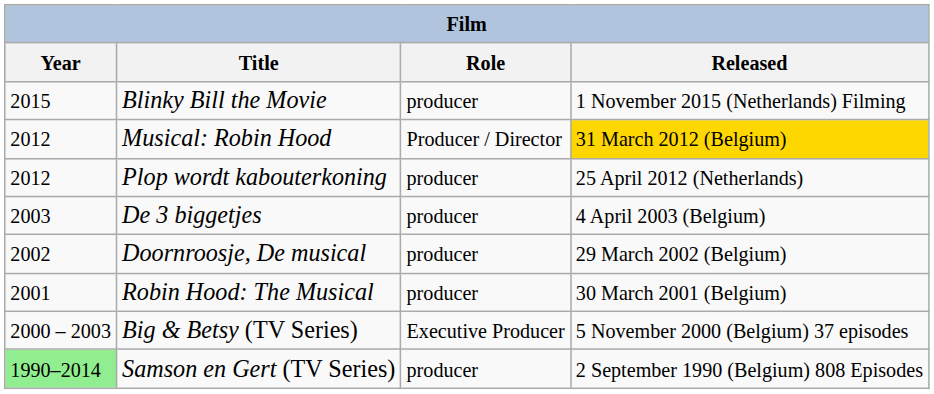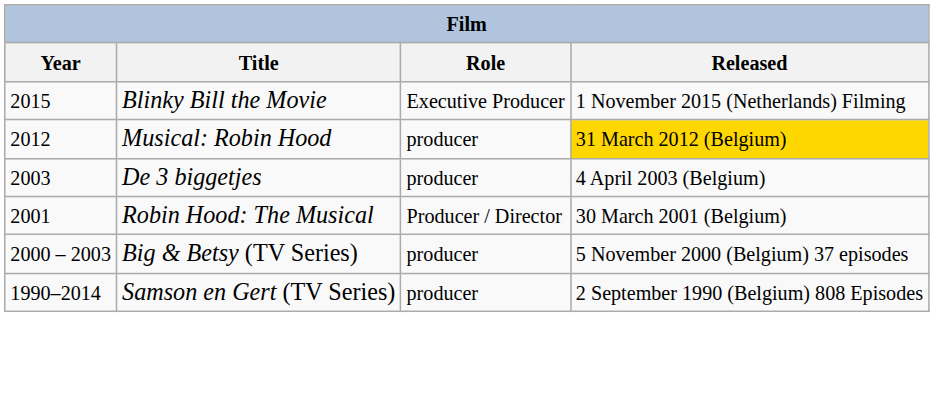(442, 101) producer -> (486, 101) Executive Producer
(484, 140) Producer / Director -> (442, 140) producer
- row: (255, 176)
- row: (244, 253)
(442, 293) producer -> (484, 216) Producer / Director
(486, 331) Executive Producer -> (442, 255) producer
(56, 370) lightgreen background -> (56, 293) no background
